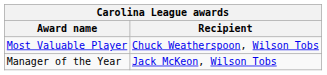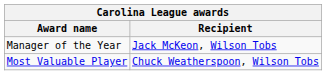rows swapped: (67, 45) <-> (64, 61)
